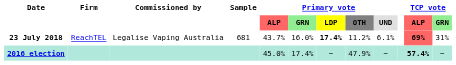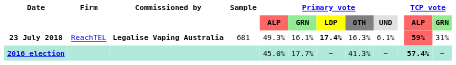(168, 38) normal -> (168, 38) bold
(274, 38) 43.7% -> (274, 38) 49.3%
(302, 38) 16.0% -> (302, 38) 16.1%
(359, 38) 11.2% -> (359, 38) 16.3%
(418, 38) 69% -> (418, 38) 59%
(302, 53) 17.4% -> (302, 53) 17.7%
(359, 53) 47.9% -> (359, 53) 41.3%
